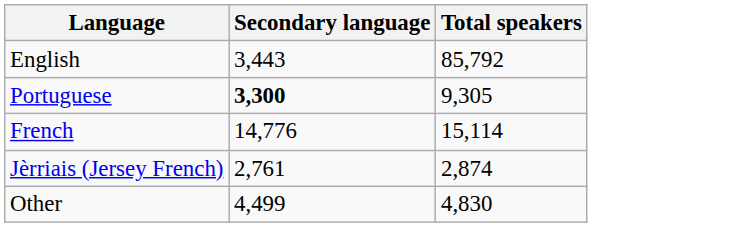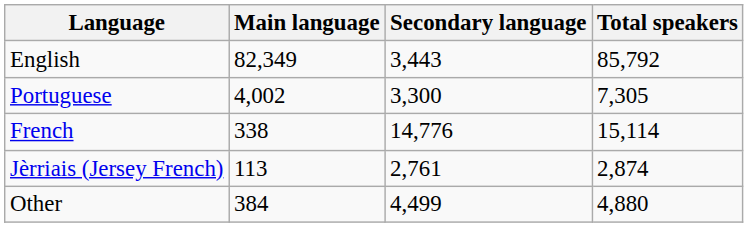+ column: (307, 22)
(260, 95) bold -> (416, 95) normal
(467, 95) 9,305 -> (623, 95) 7,305
(467, 204) 4,830 -> (623, 204) 4,880
